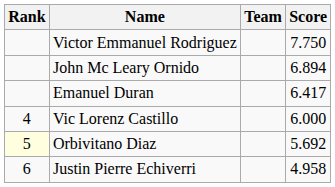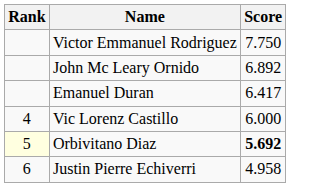- column: (263, 17)
(308, 67) 6.894 -> (263, 67) 6.892
(308, 144) normal -> (263, 144) bold
